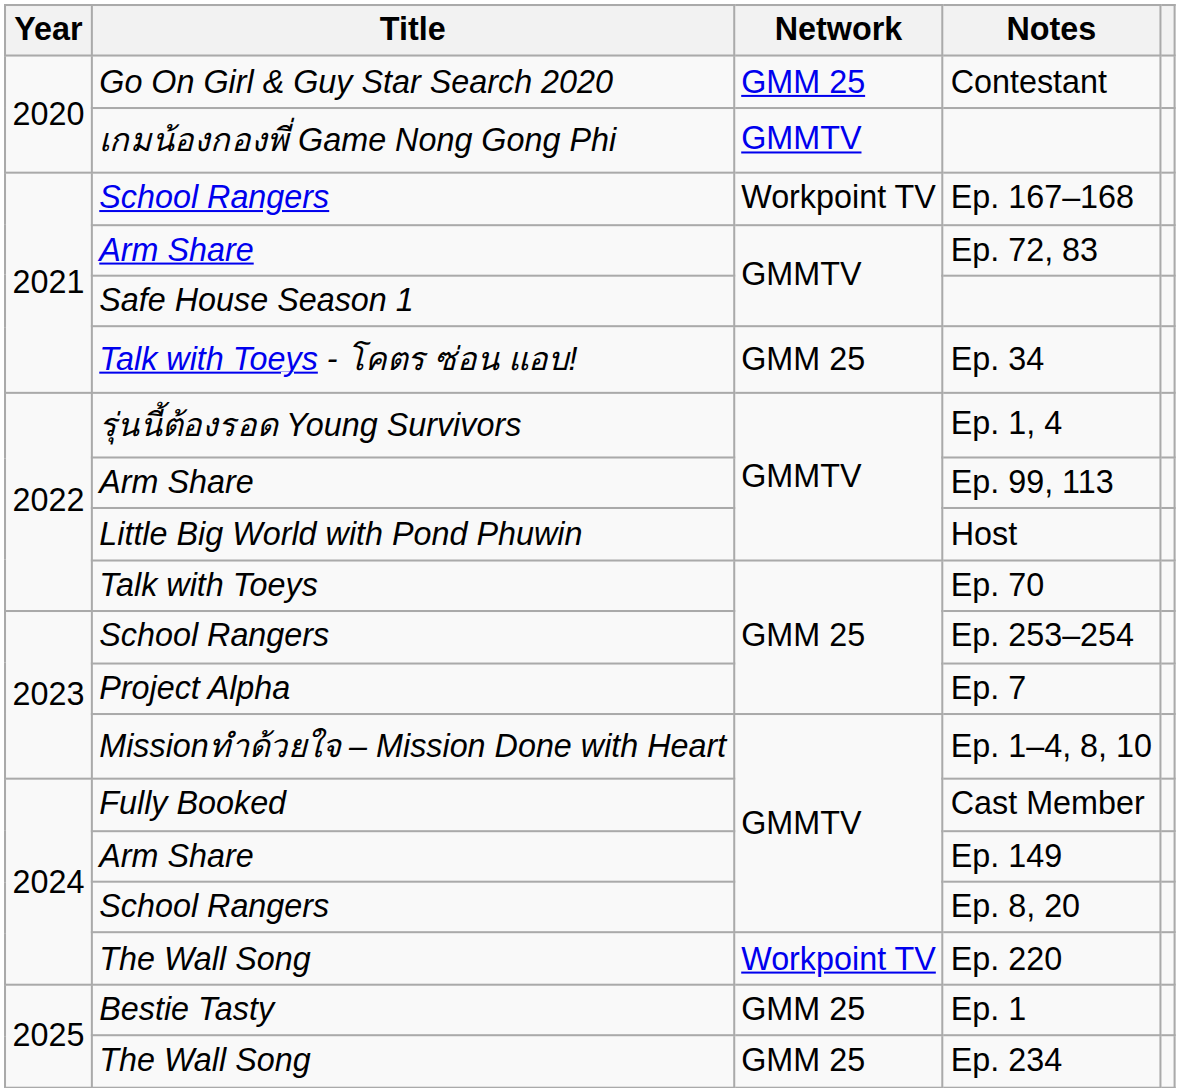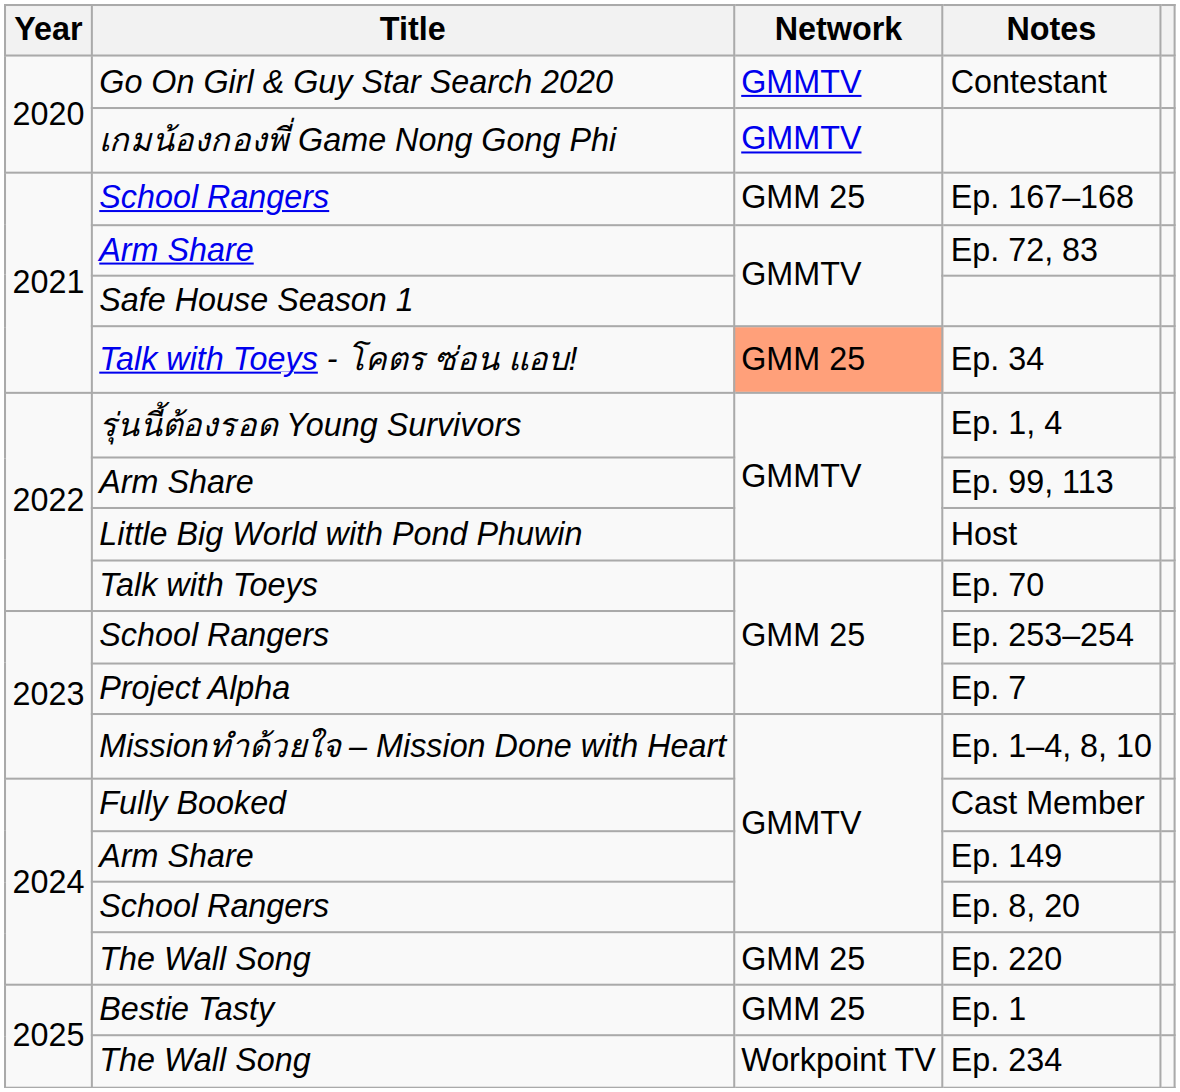(803, 81) GMM 25 -> (801, 81) GMMTV
(839, 198) Workpoint TV -> (803, 198) GMM 25
(803, 358) no background -> (803, 358) lightsalmon background
(839, 958) Workpoint TV -> (803, 958) GMM 25
(803, 1060) GMM 25 -> (839, 1060) Workpoint TV
